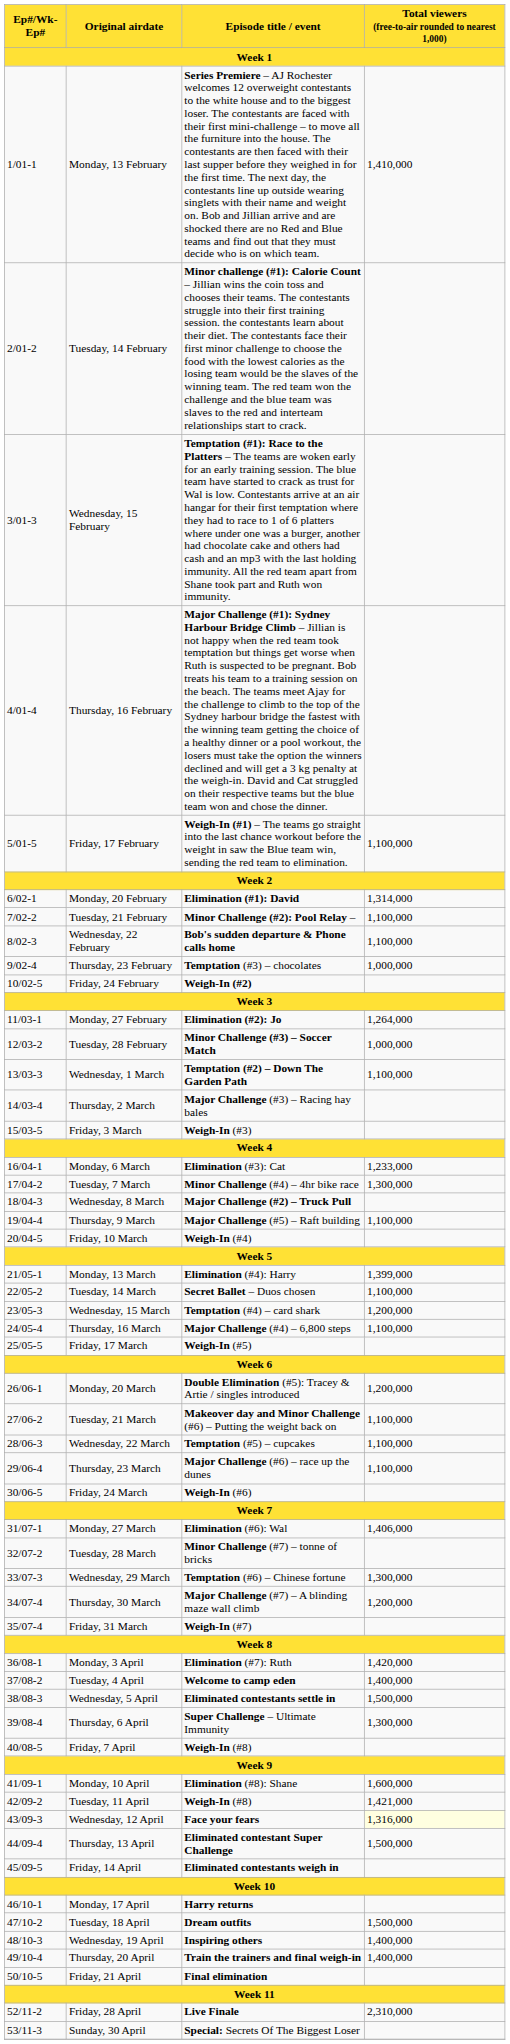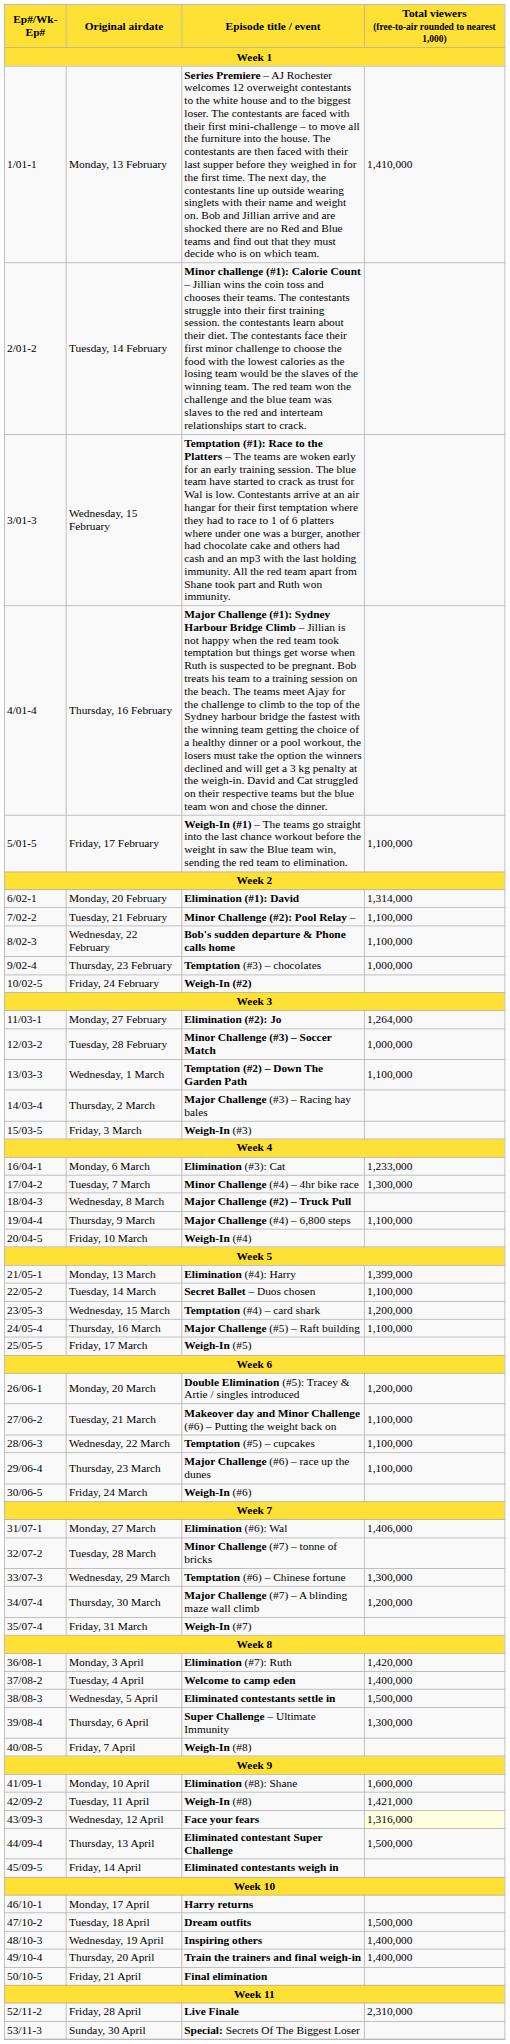(272, 1220) Major Challenge (#5) – Raft building -> (267, 1220) Major Challenge (#4) – 6,800 steps
(267, 1328) Major Challenge (#4) – 6,800 steps -> (272, 1328) Major Challenge (#5) – Raft building
